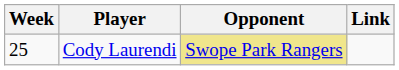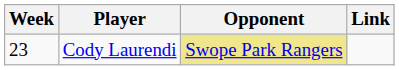(18, 49) 25 -> (18, 49) 23
